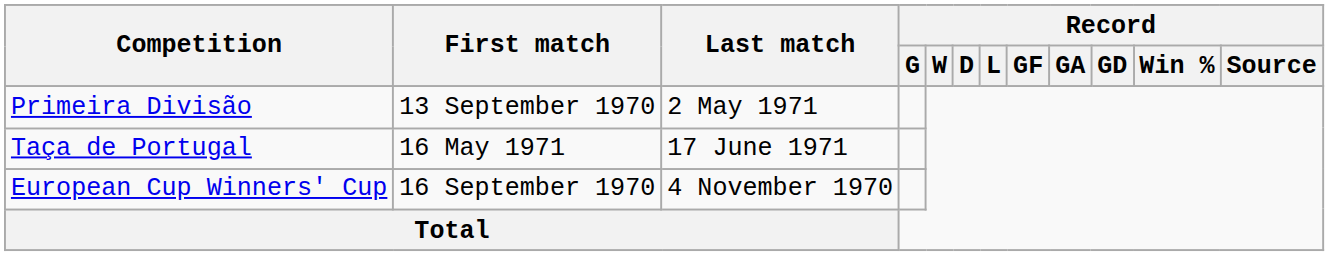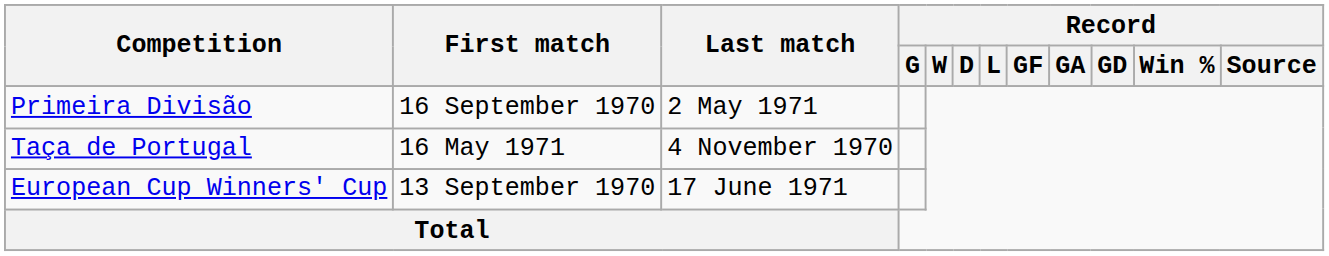(527, 107) 13 September 1970 -> (527, 107) 16 September 1970
(758, 148) 17 June 1971 -> (780, 148) 4 November 1970
(527, 189) 16 September 1970 -> (527, 189) 13 September 1970
(780, 189) 4 November 1970 -> (758, 189) 17 June 1971
